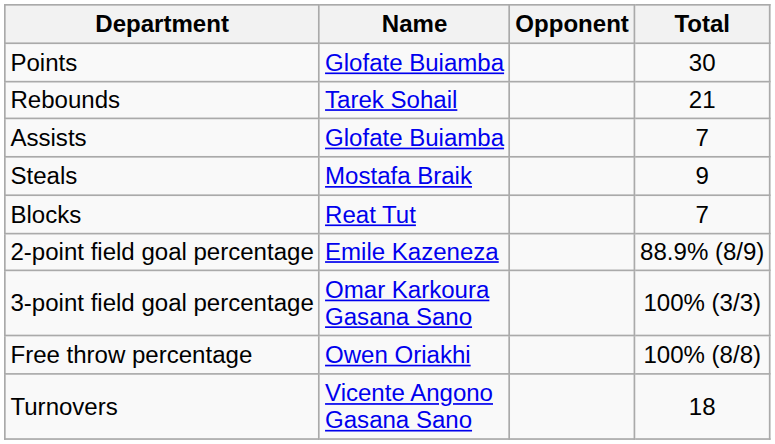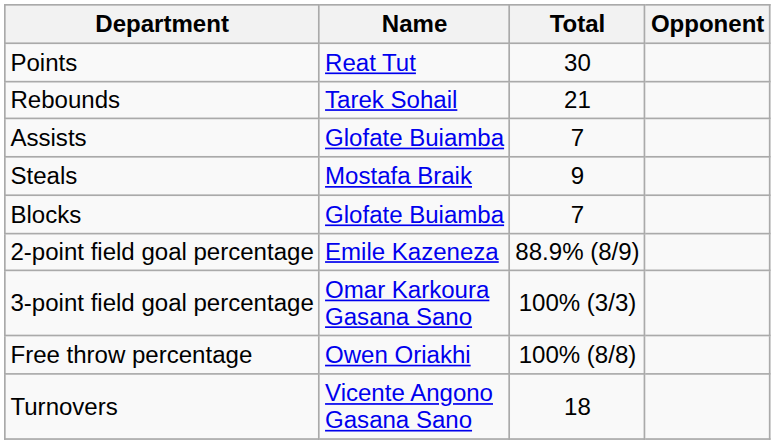columns swapped: (702, 24) <-> (572, 24)
(415, 62) Glofate Buiamba -> (370, 62) Reat Tut
(370, 214) Reat Tut -> (415, 214) Glofate Buiamba
